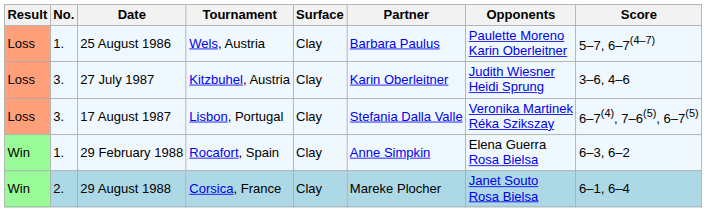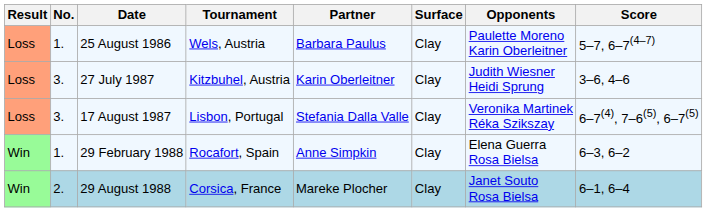columns swapped: (320, 14) <-> (406, 14)
